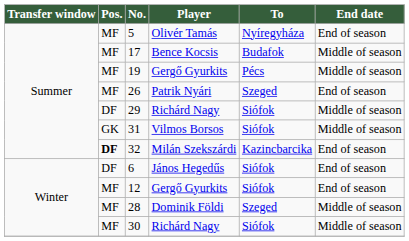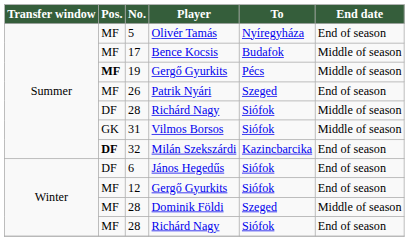(110, 71) normal -> (111, 71) bold
(134, 110) 29 -> (134, 110) 28
(134, 226) 30 -> (134, 226) 28
(360, 226) Middle of season -> (352, 226) End of season
